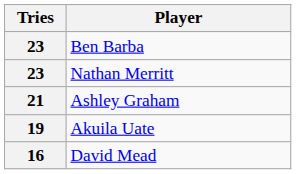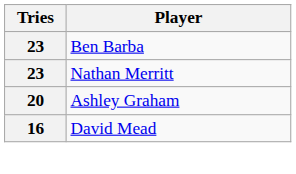(36, 100) 21 -> (36, 100) 20
- row: (112, 127)
